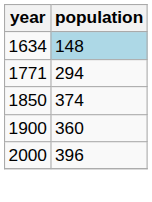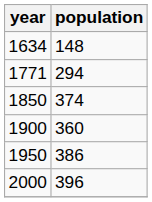(69, 45) lightblue background -> (69, 45) no background
+ row: (28, 155)
